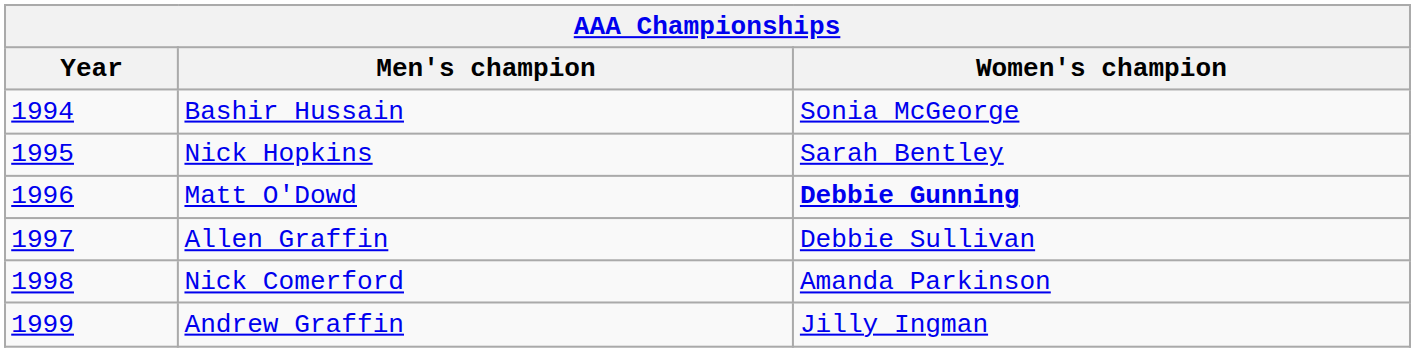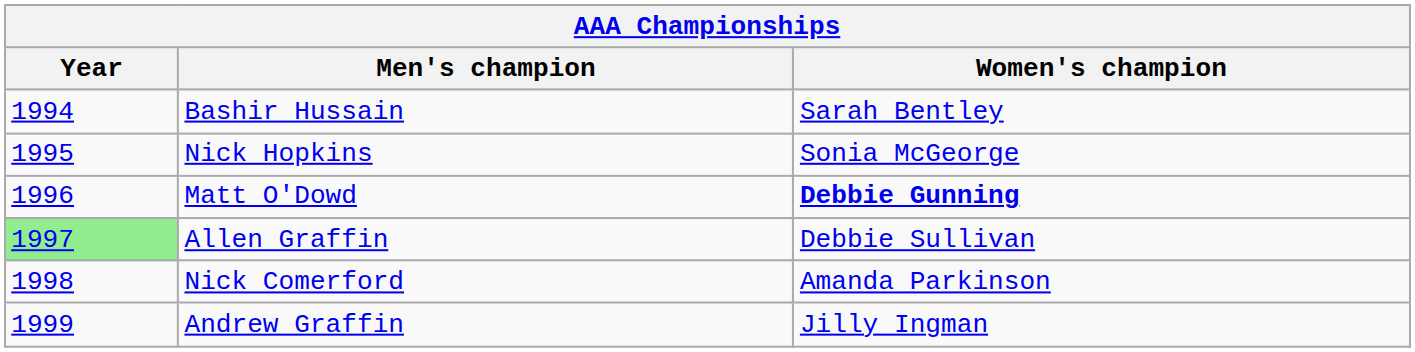(910, 111) Sonia McGeorge -> (902, 111) Sarah Bentley
(902, 154) Sarah Bentley -> (910, 154) Sonia McGeorge
(43, 239) no background -> (43, 239) lightgreen background
